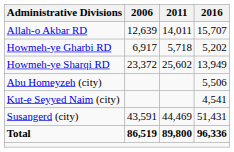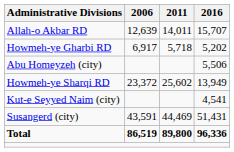rows swapped: (58, 64) <-> (54, 82)
